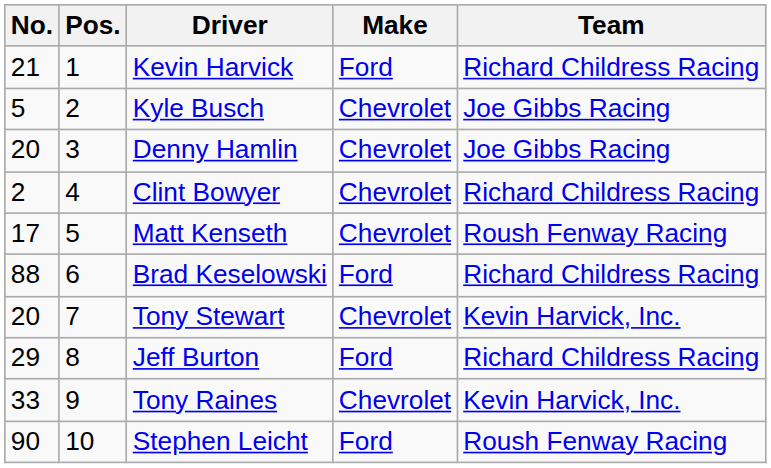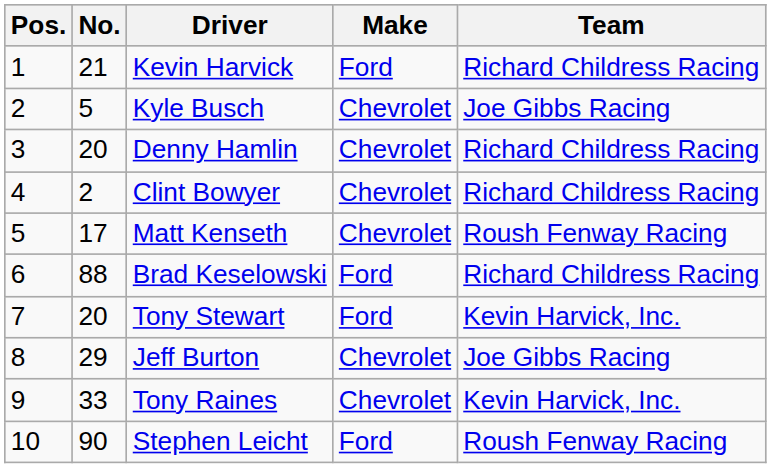columns swapped: (93, 25) <-> (32, 25)
(567, 150) Joe Gibbs Racing -> (611, 150) Richard Childress Racing
(395, 316) Chevrolet -> (366, 316) Ford
(366, 358) Ford -> (395, 358) Chevrolet
(611, 358) Richard Childress Racing -> (567, 358) Joe Gibbs Racing
